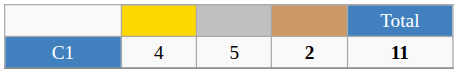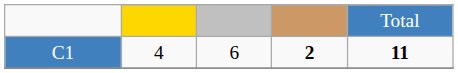(234, 52) 5 -> (234, 52) 6
